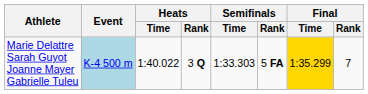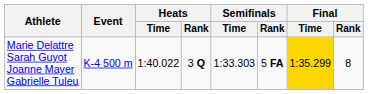(108, 64) lightblue background -> (108, 64) no background
(348, 64) 7 -> (348, 64) 8
